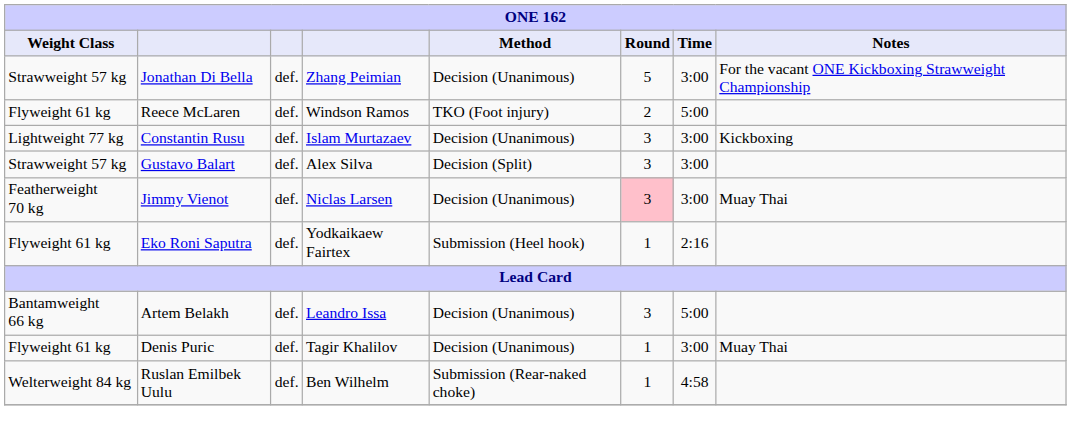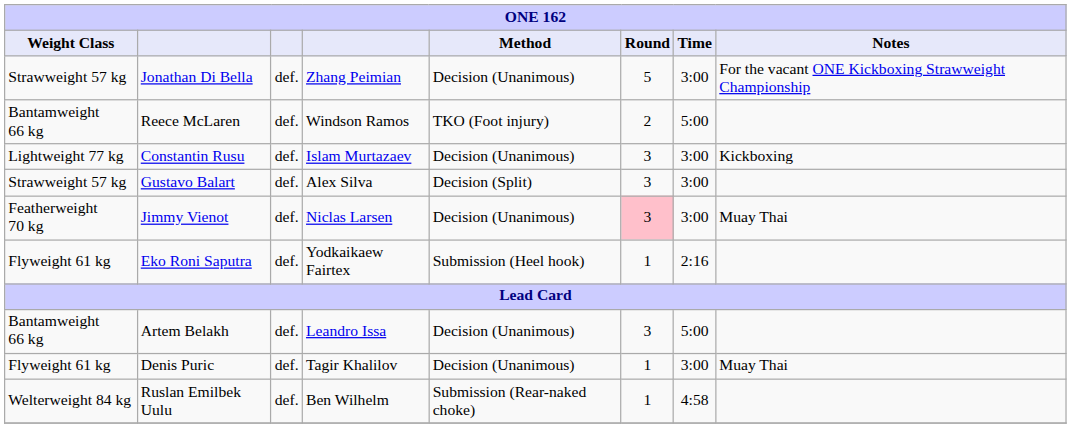(60, 112) Flyweight 61 kg -> (54, 121) Bantamweight 66 kg
